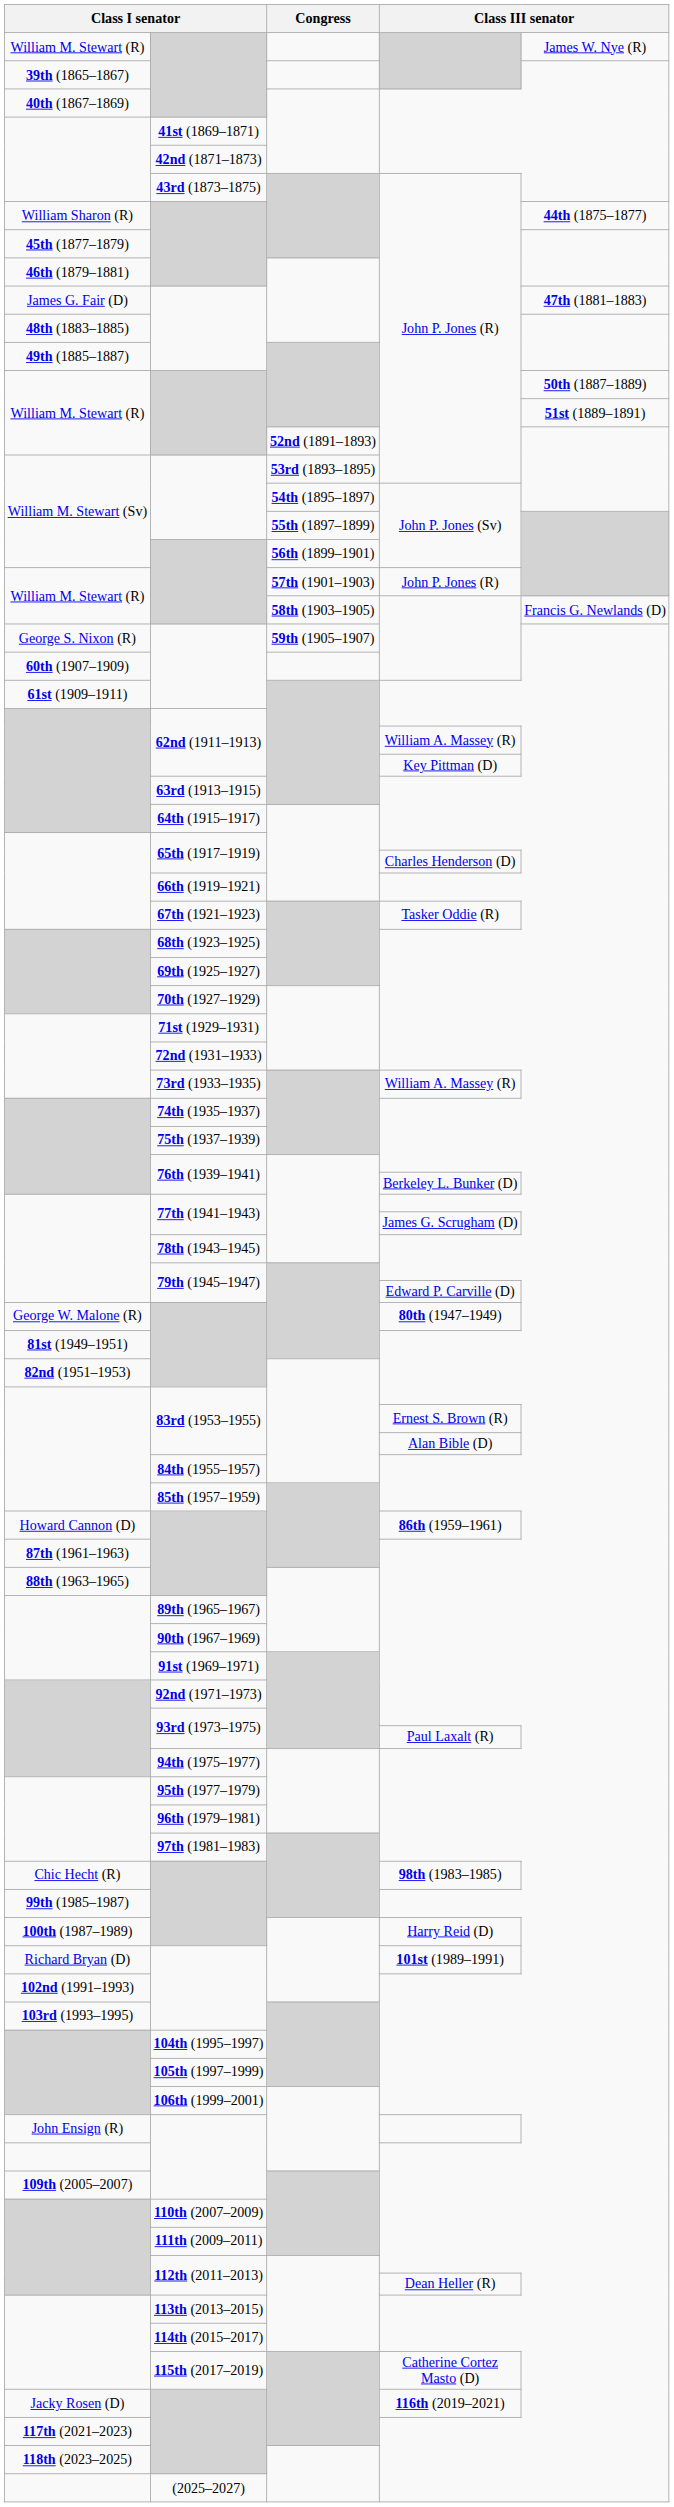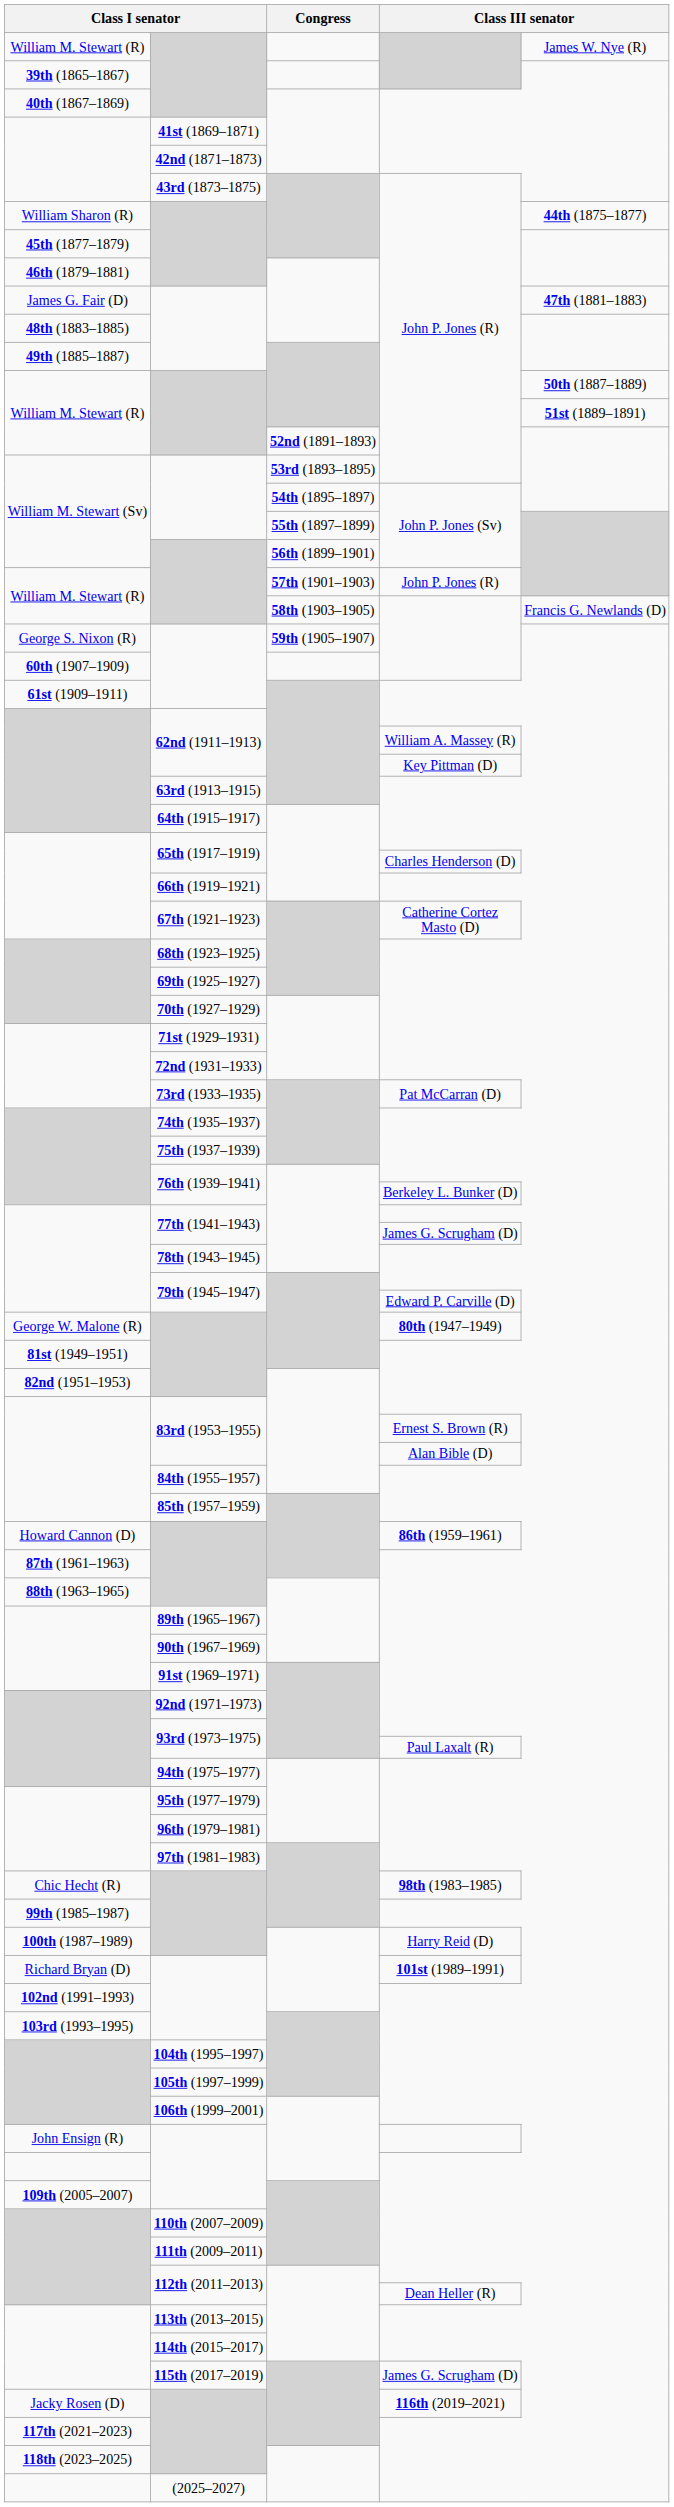(450, 915) Tasker Oddie (R) -> (450, 920) Catherine Cortez Masto (D)
(450, 1084) William A. Massey (R) -> (450, 1094) Pat McCarran (D)
(450, 2370) Catherine Cortez Masto (D) -> (450, 2375) James G. Scrugham (D)
